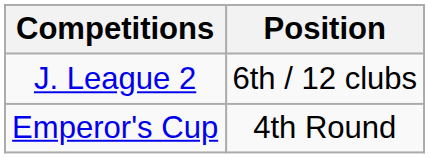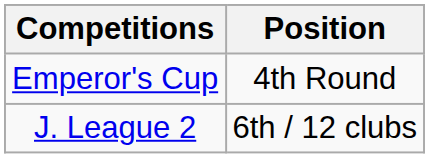rows swapped: (115, 78) <-> (115, 127)
